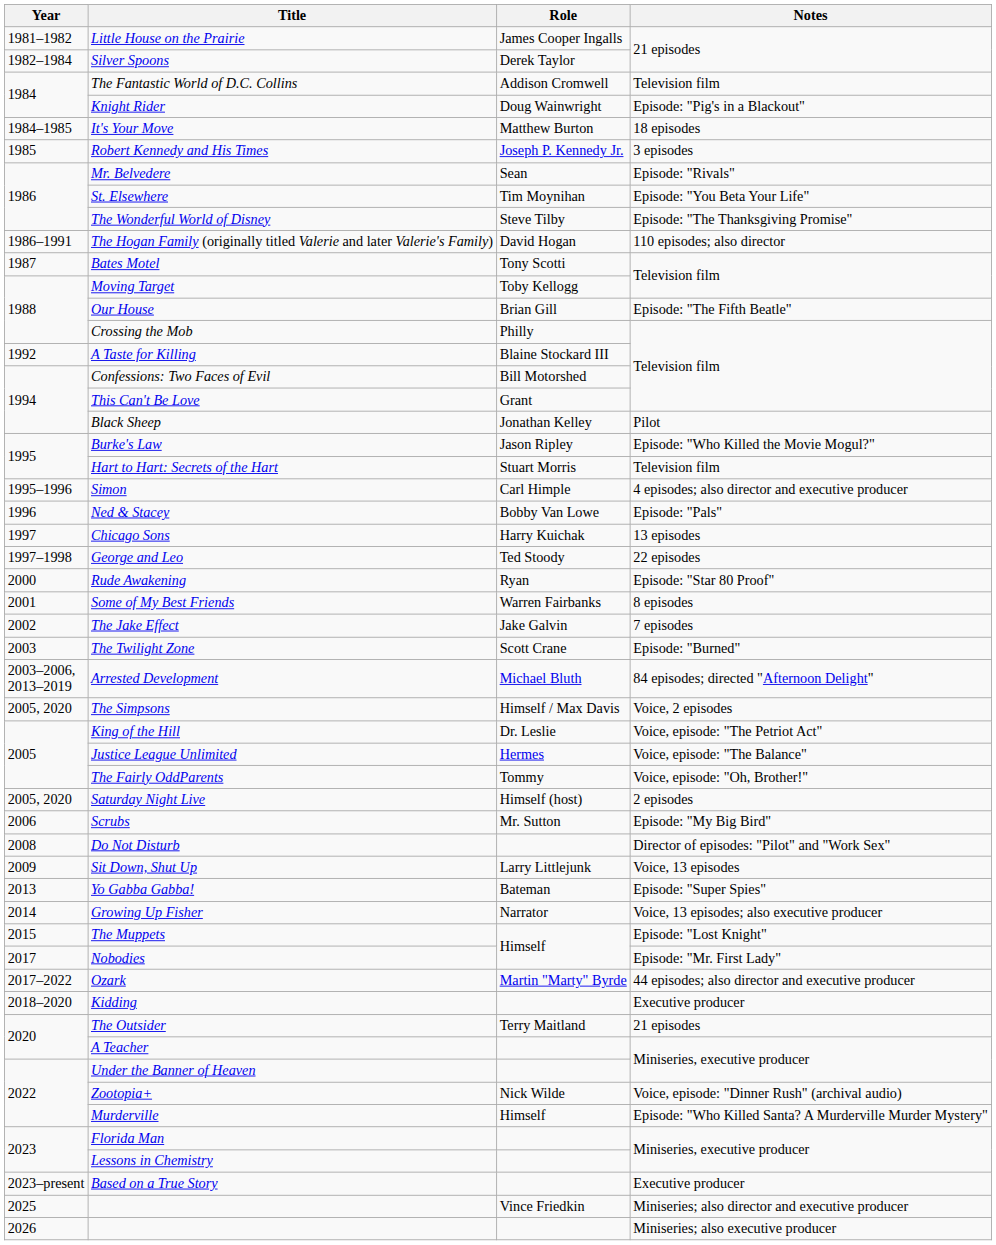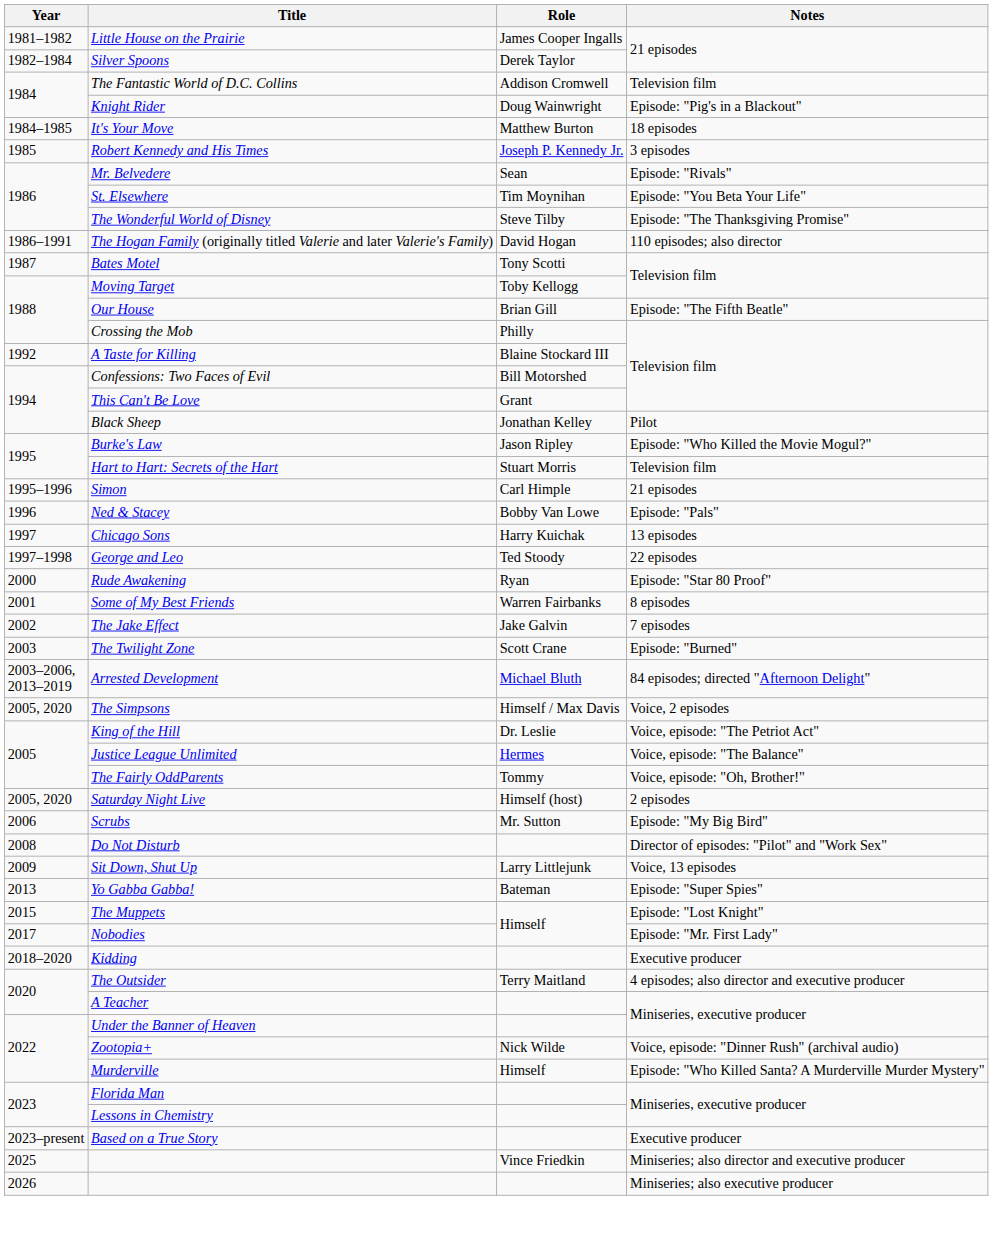(771, 490) 4 episodes; also director and executive producer -> (663, 490) 21 episodes
- row: (147, 912)
- row: (108, 980)
(667, 1025) 21 episodes -> (767, 980) 4 episodes; also director and executive producer
